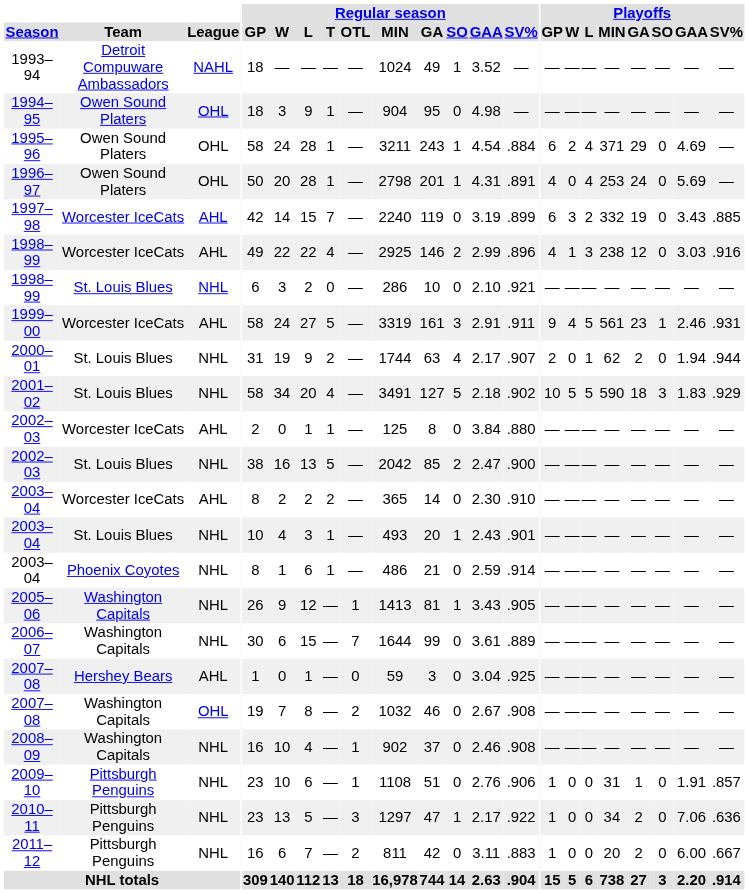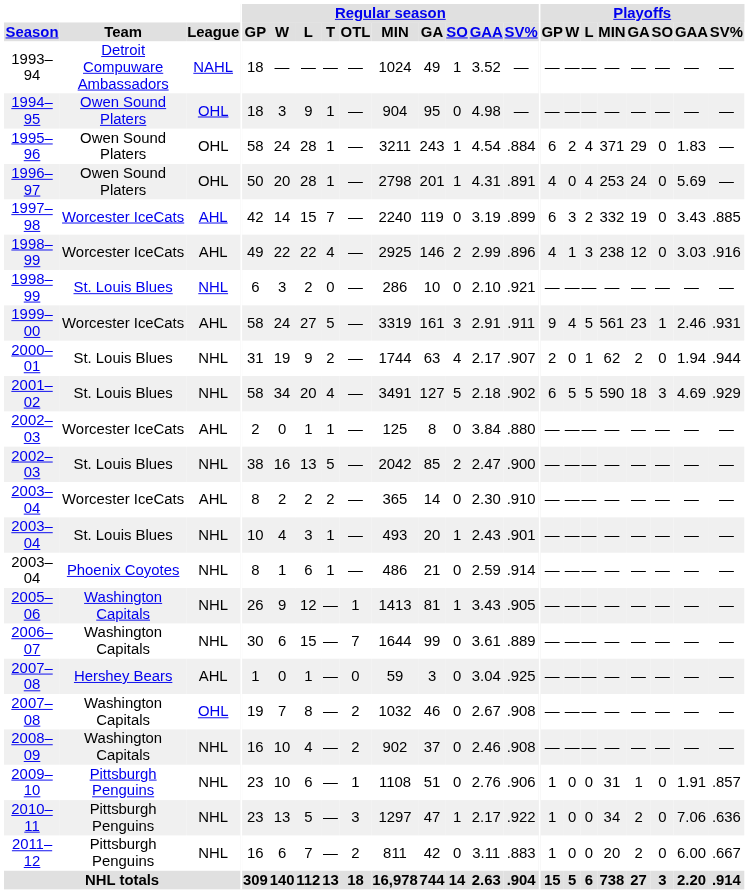(691, 146) 4.69 -> (691, 146) 1.83
(552, 393) 10 -> (552, 393) 6
(691, 393) 1.83 -> (691, 393) 4.69
(355, 747) 1 -> (355, 747) 2
